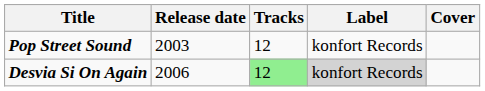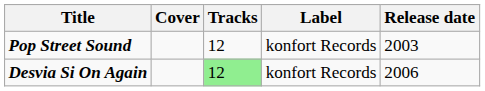columns swapped: (201, 18) <-> (453, 18)
(367, 72) lightgrey background -> (321, 72) no background
